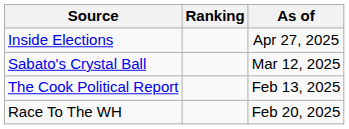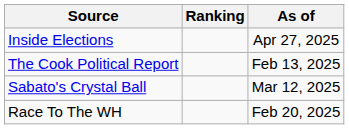rows swapped: (93, 87) <-> (77, 64)
